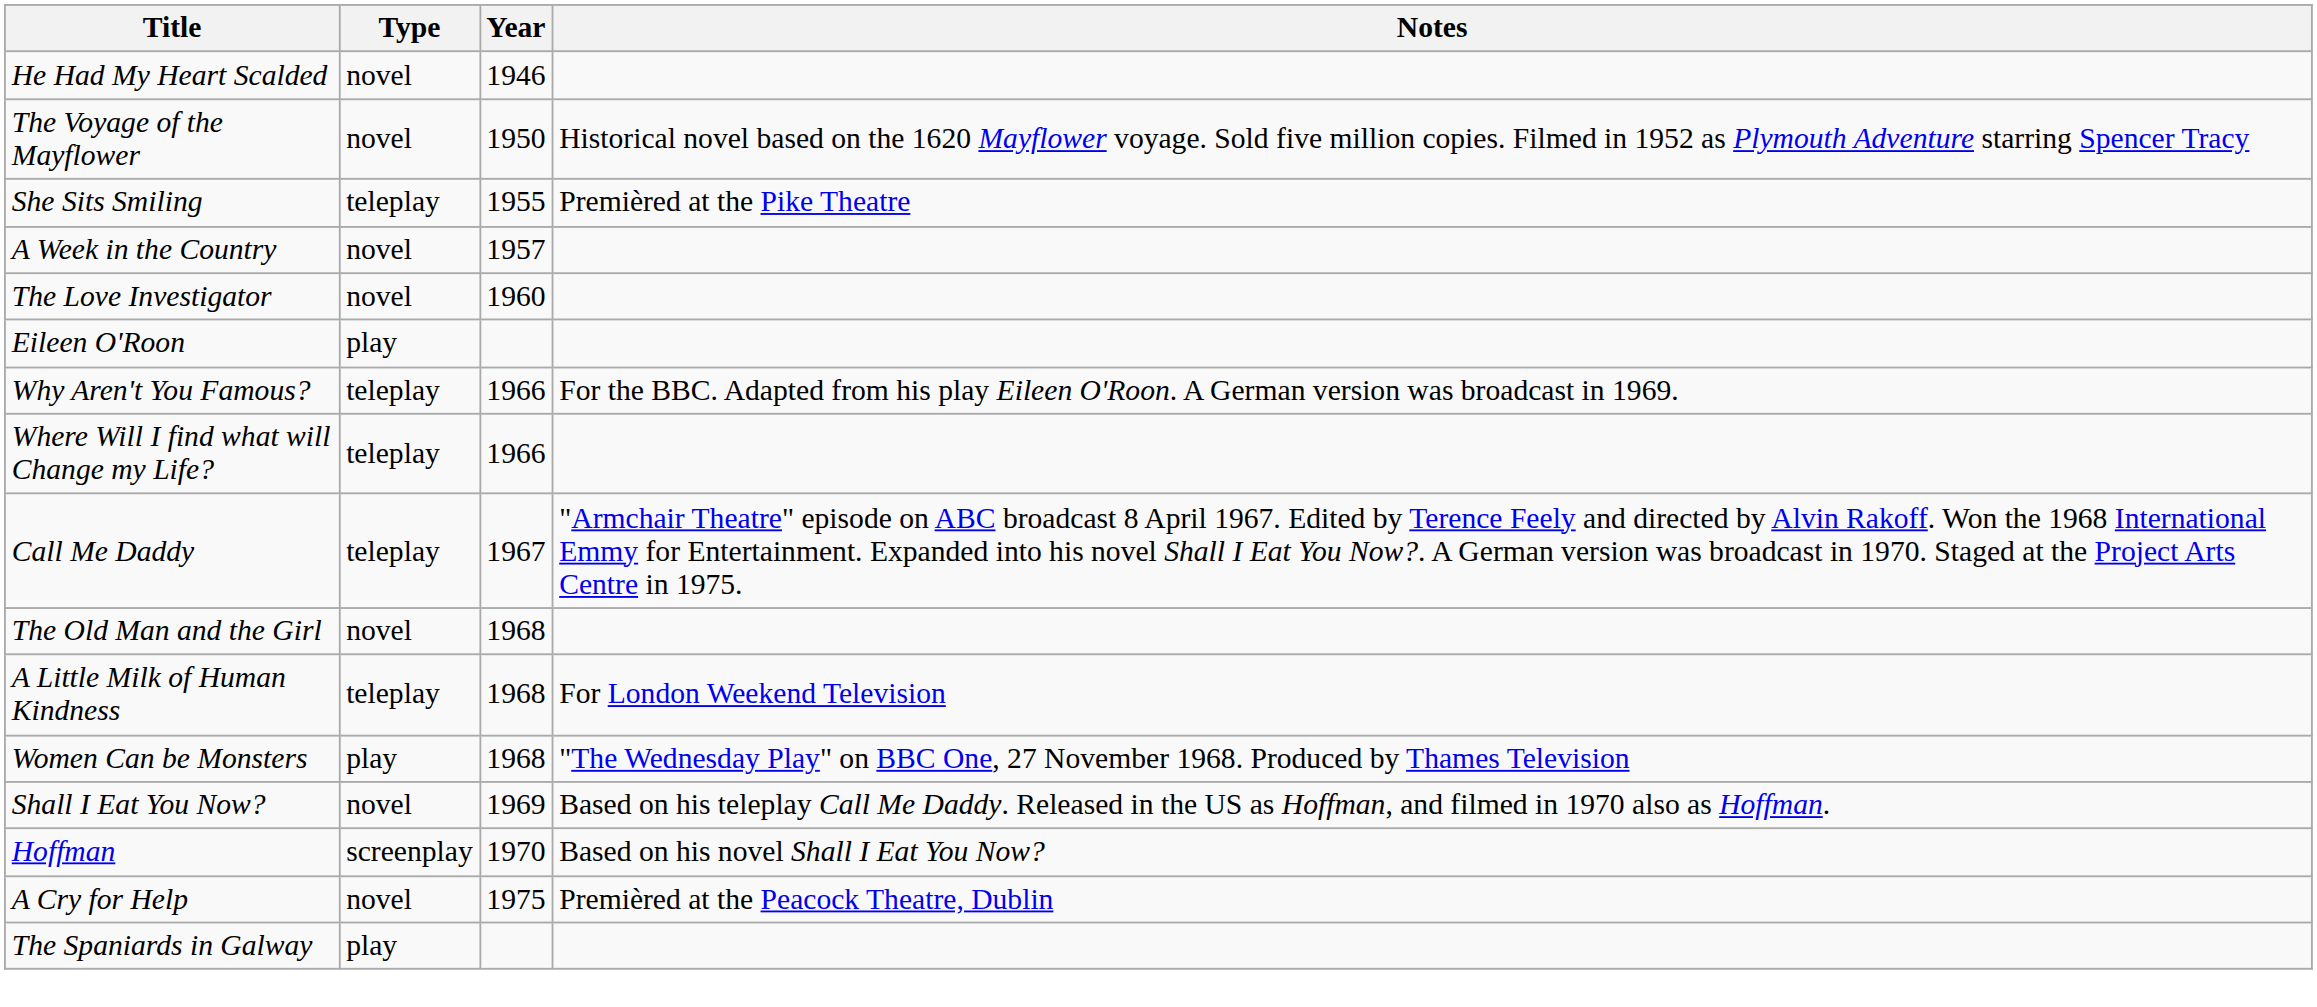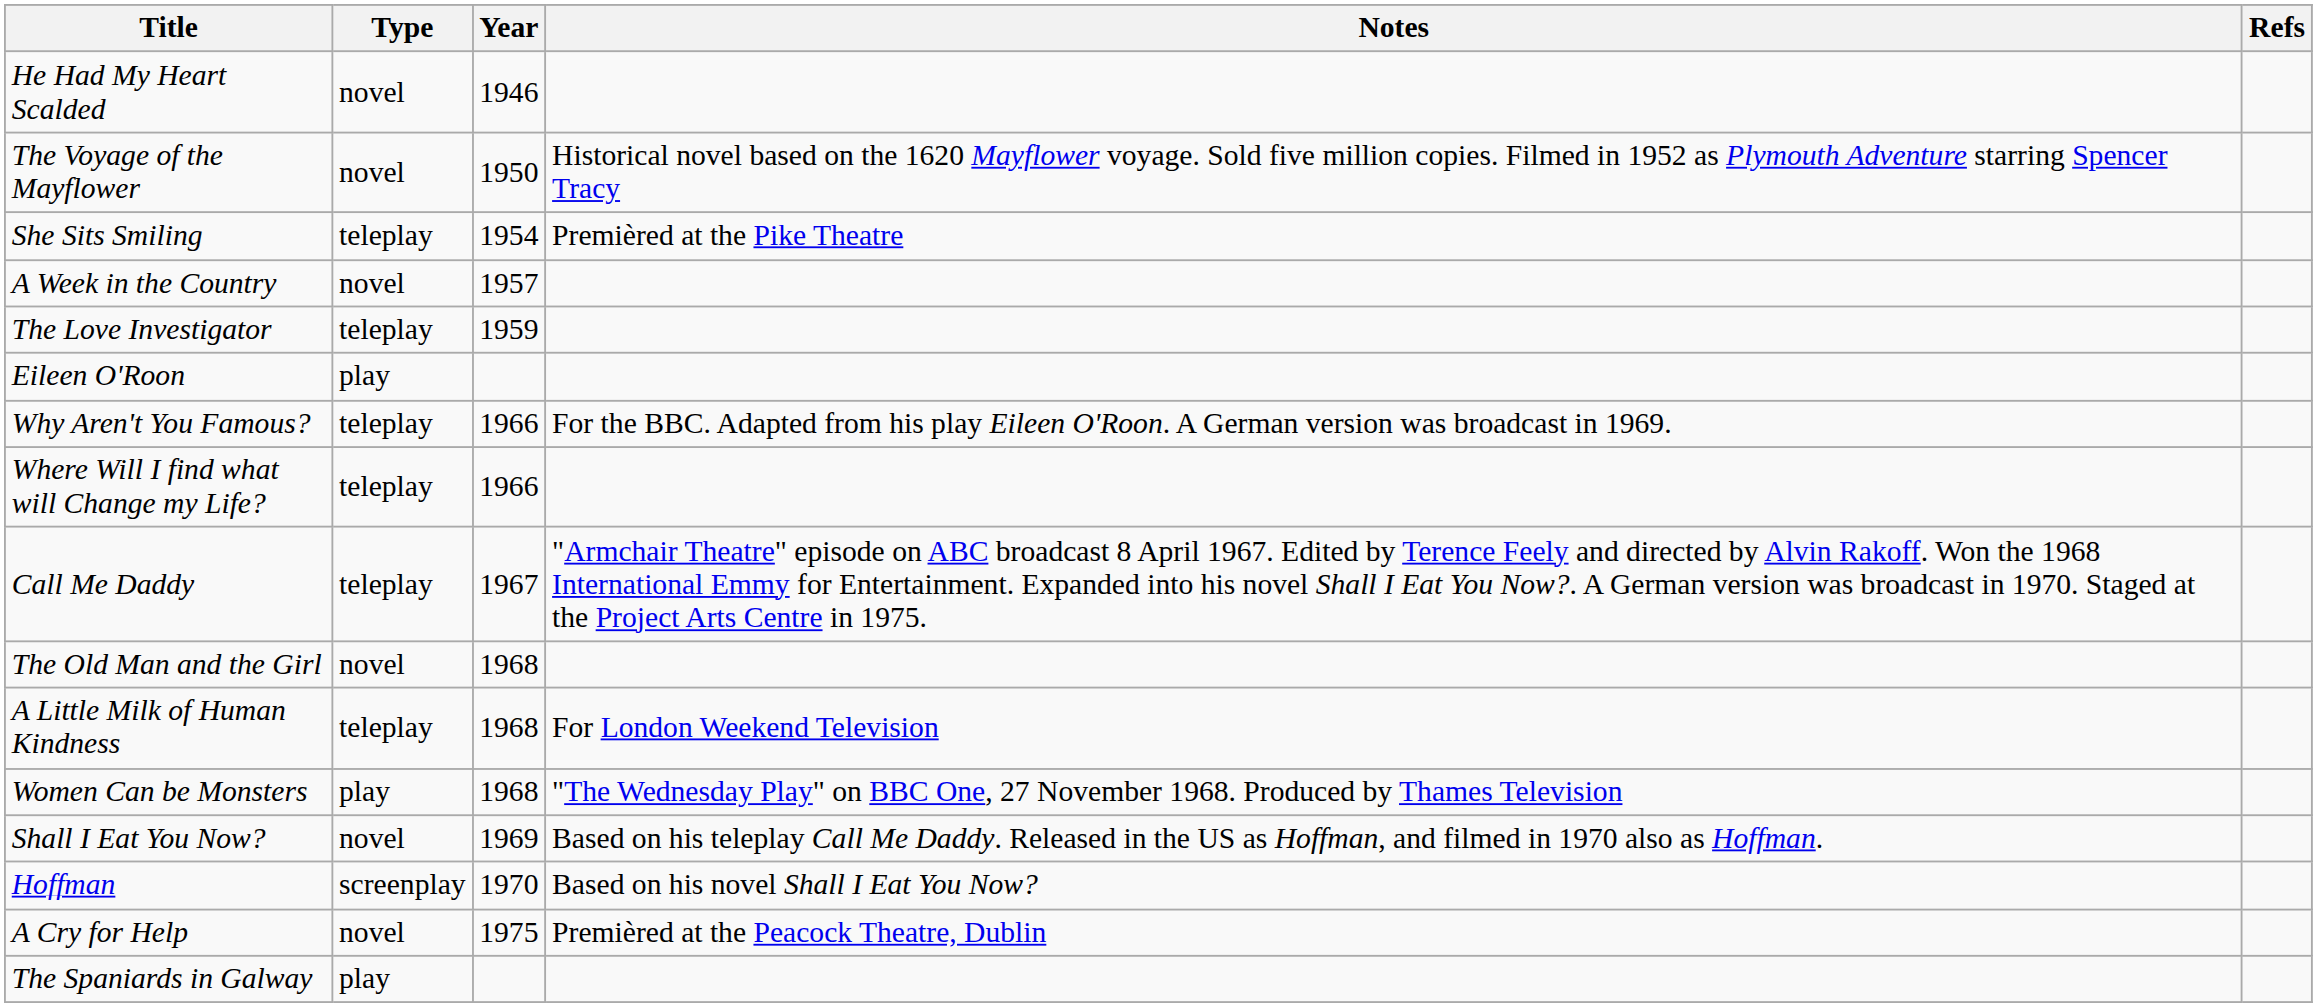+ column: (2277, 27)
(516, 202) 1955 -> (509, 235) 1954
(379, 295) novel -> (386, 329) teleplay
(516, 295) 1960 -> (509, 329) 1959
